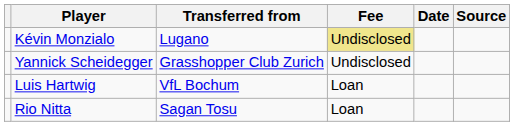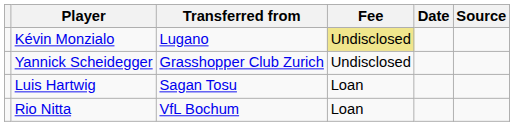(199, 86) VfL Bochum -> (198, 86) Sagan Tosu
(198, 109) Sagan Tosu -> (199, 109) VfL Bochum
